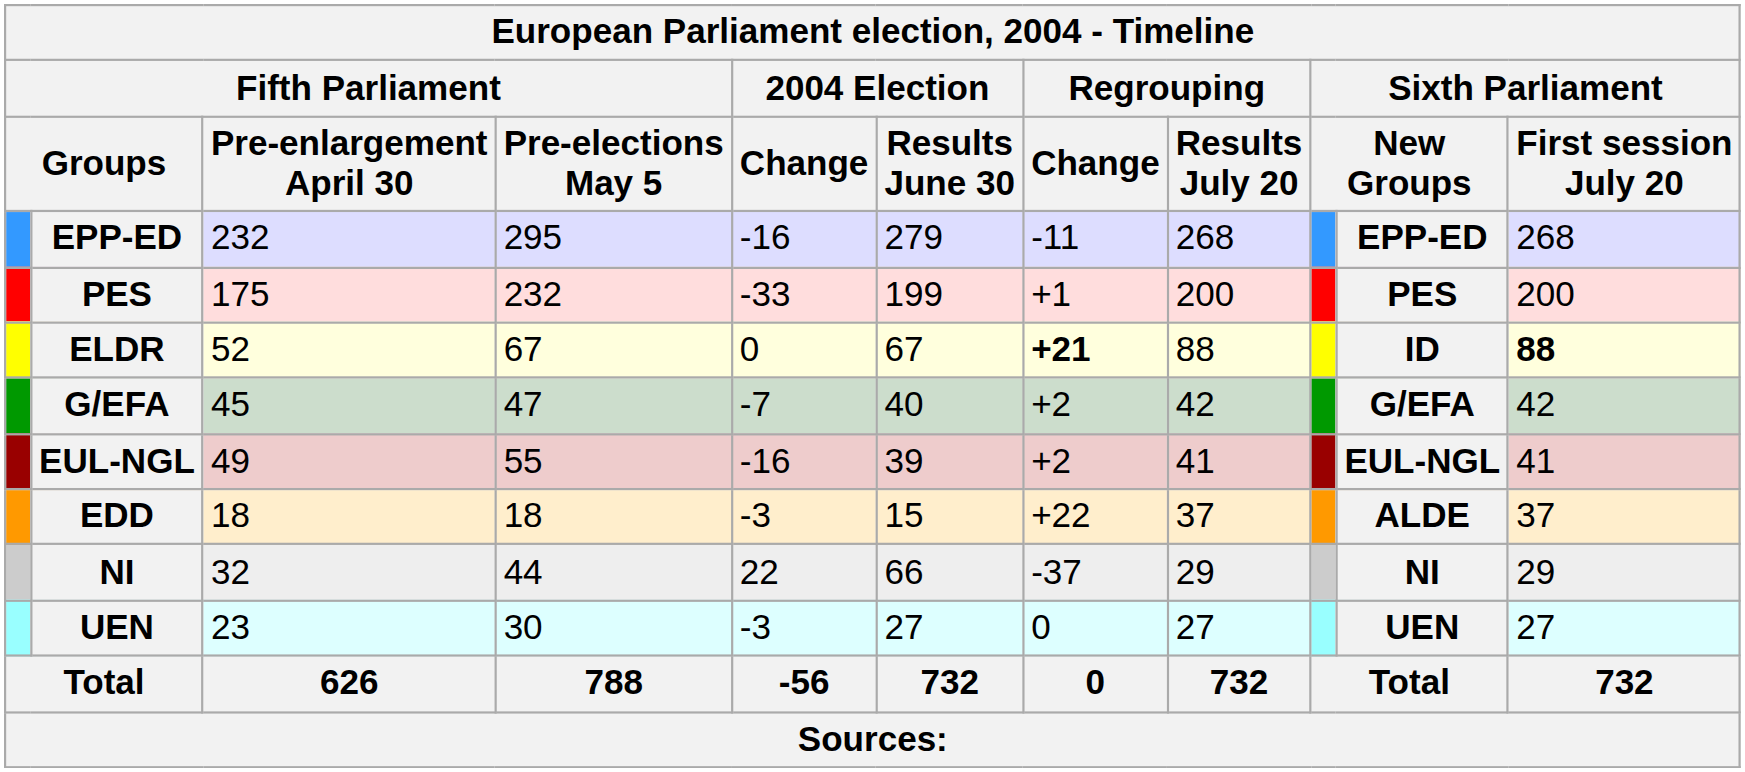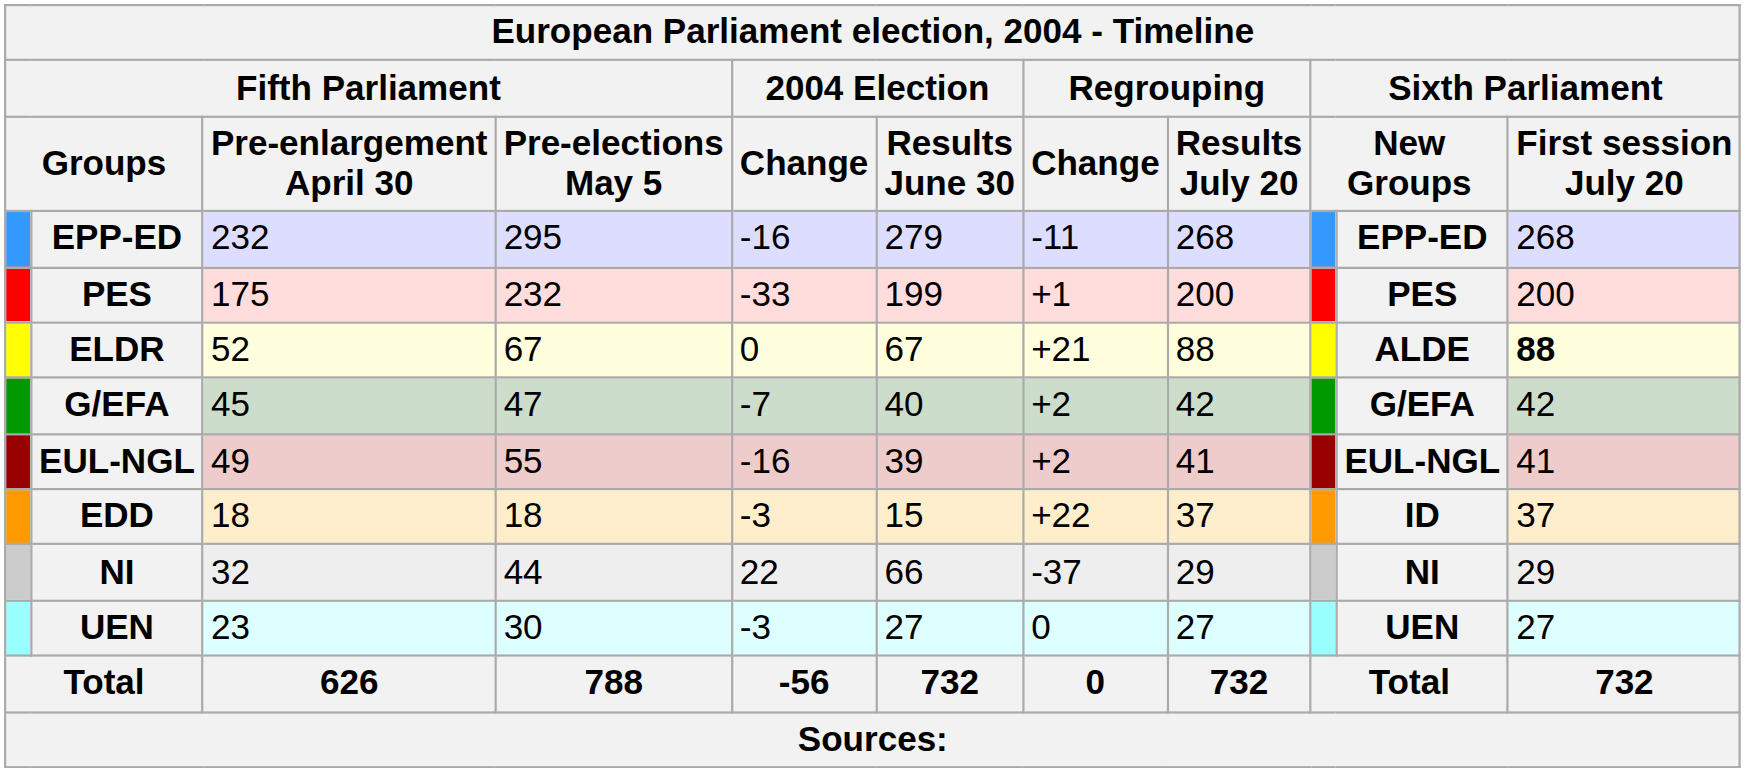(1061, 349) bold -> (1061, 349) normal
(1422, 349) ID -> (1422, 349) ALDE
(1422, 516) ALDE -> (1422, 516) ID
